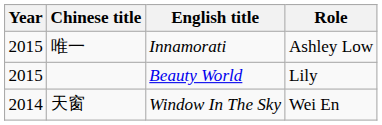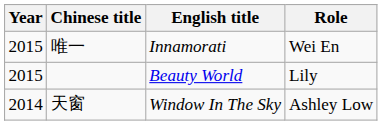(331, 46) Ashley Low -> (314, 46) Wei En
(314, 104) Wei En -> (331, 104) Ashley Low
